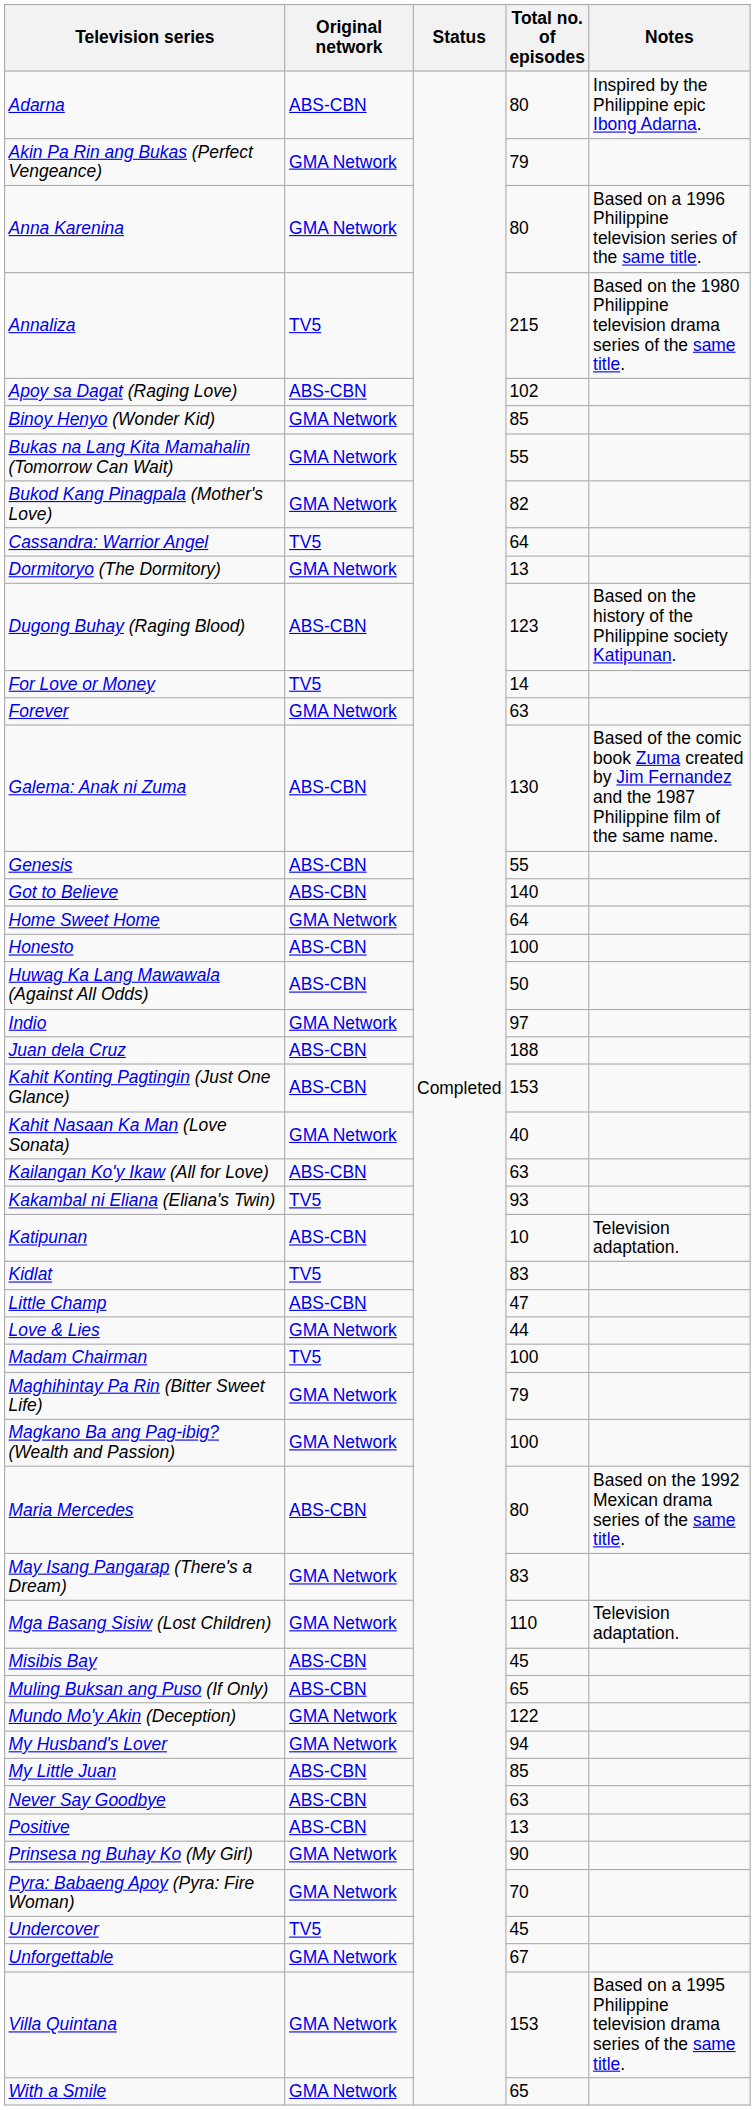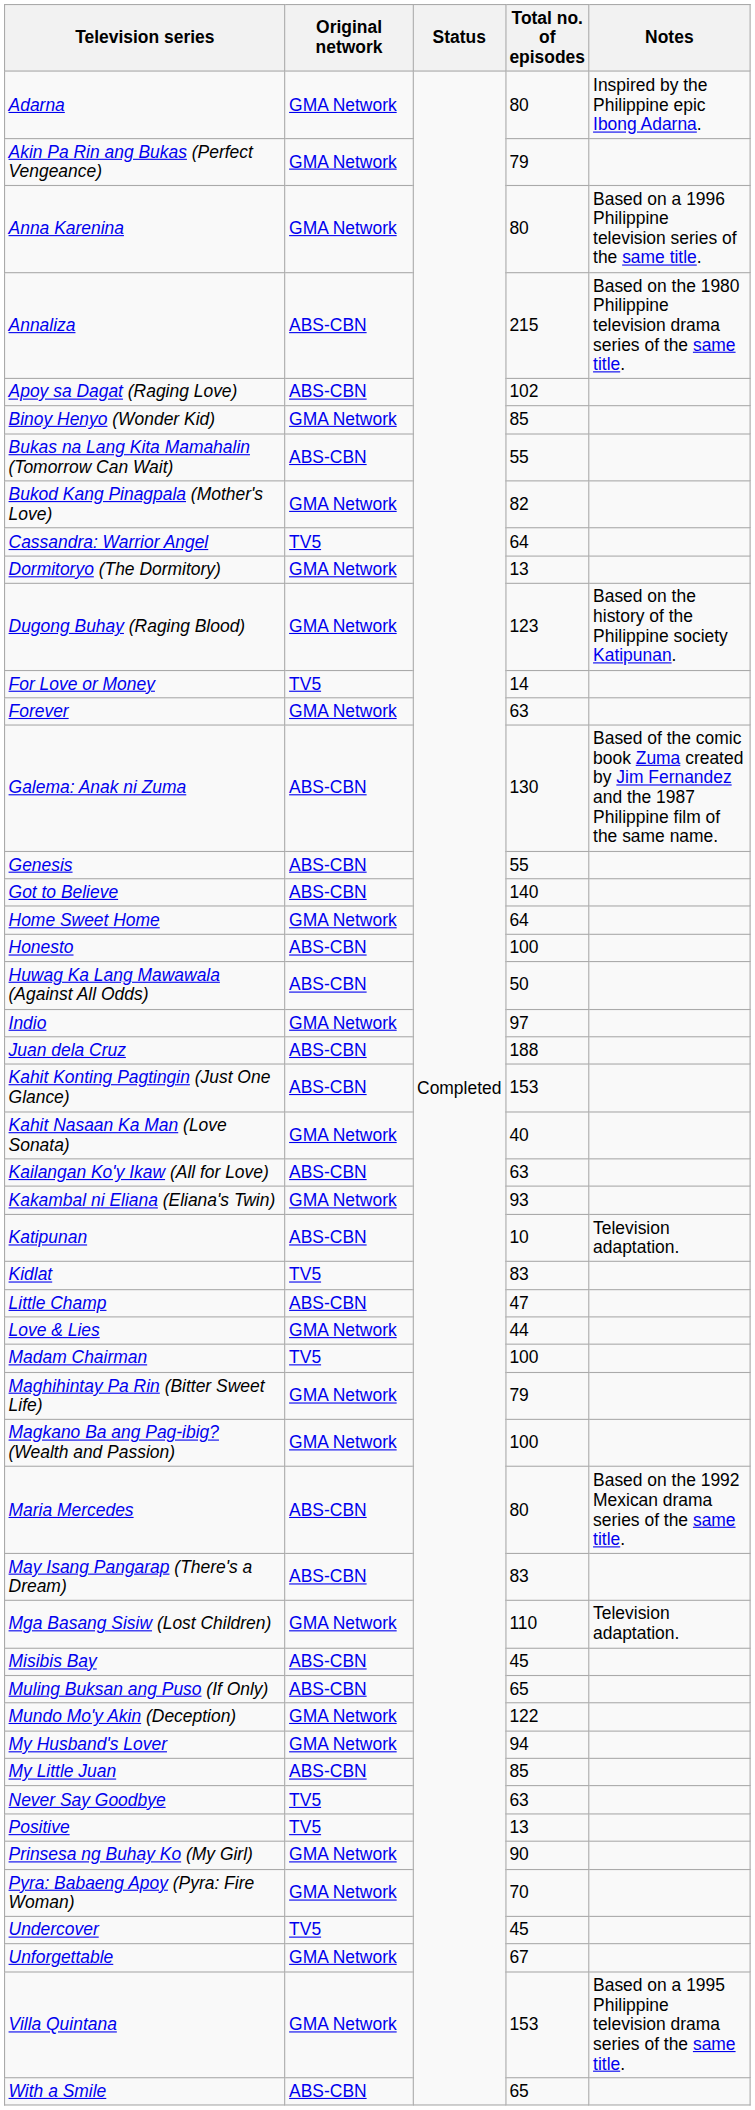(328, 104) ABS-CBN -> (343, 104) GMA Network
(305, 325) TV5 -> (328, 325) ABS-CBN
(343, 457) GMA Network -> (328, 457) ABS-CBN
(328, 626) ABS-CBN -> (343, 626) GMA Network
(305, 1200) TV5 -> (343, 1200) GMA Network
(343, 1576) GMA Network -> (328, 1576) ABS-CBN
(328, 1799) ABS-CBN -> (305, 1799) TV5
(328, 1827) ABS-CBN -> (305, 1827) TV5
(343, 2091) GMA Network -> (328, 2091) ABS-CBN
